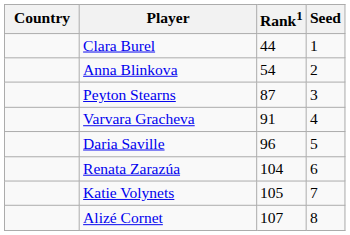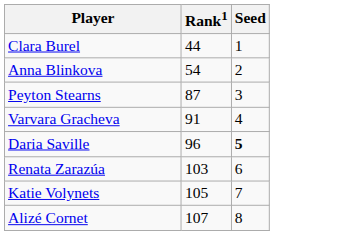- column: (42, 18)
(314, 144) normal -> (239, 144) bold
(272, 168) 104 -> (197, 168) 103
